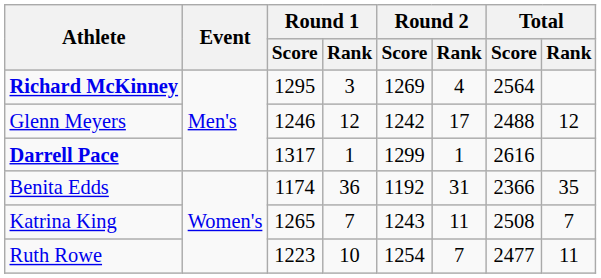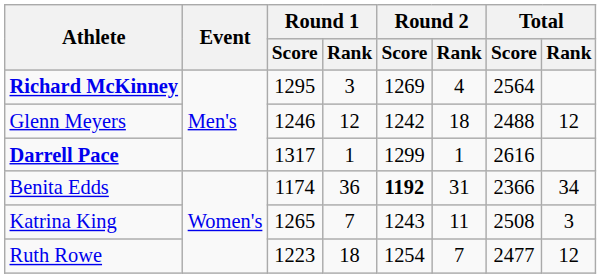(459, 121) 17 -> (459, 121) 18
(404, 188) normal -> (404, 188) bold
(569, 188) 35 -> (569, 188) 34
(569, 222) 7 -> (569, 222) 3
(350, 256) 10 -> (350, 256) 18
(569, 256) 11 -> (569, 256) 12
